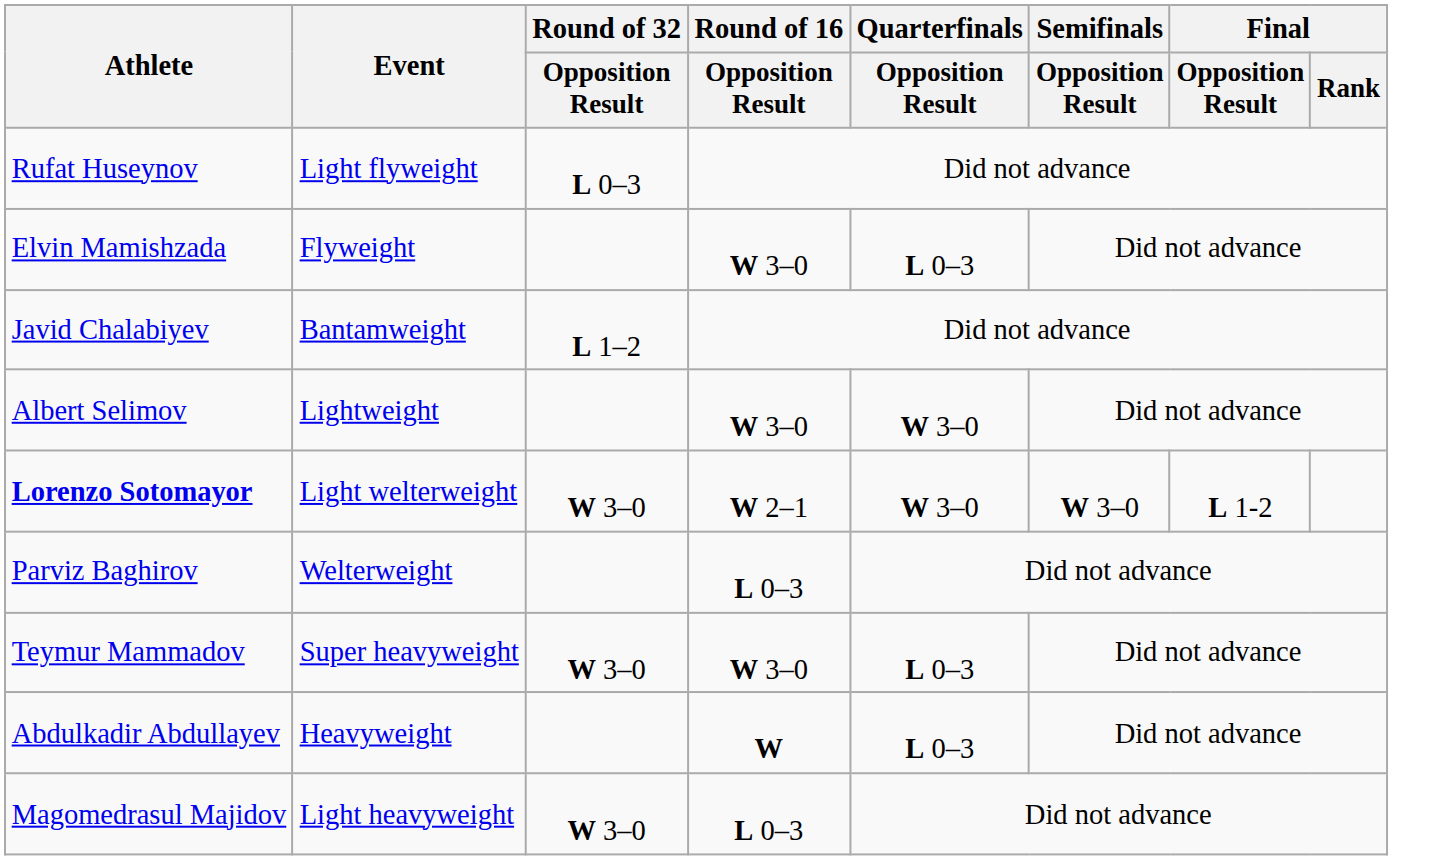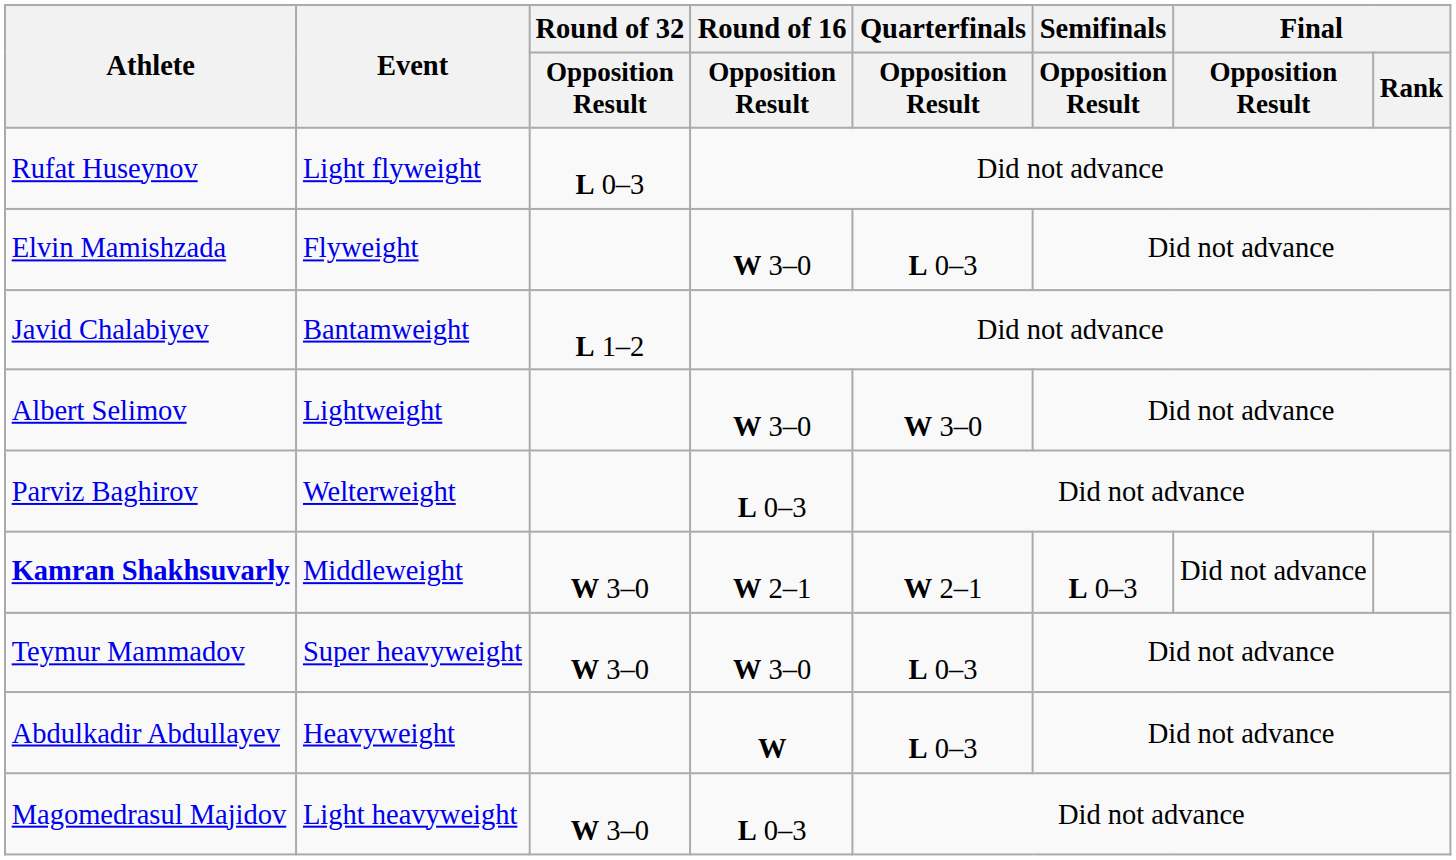- row: (132, 491)
+ row: (151, 571)
